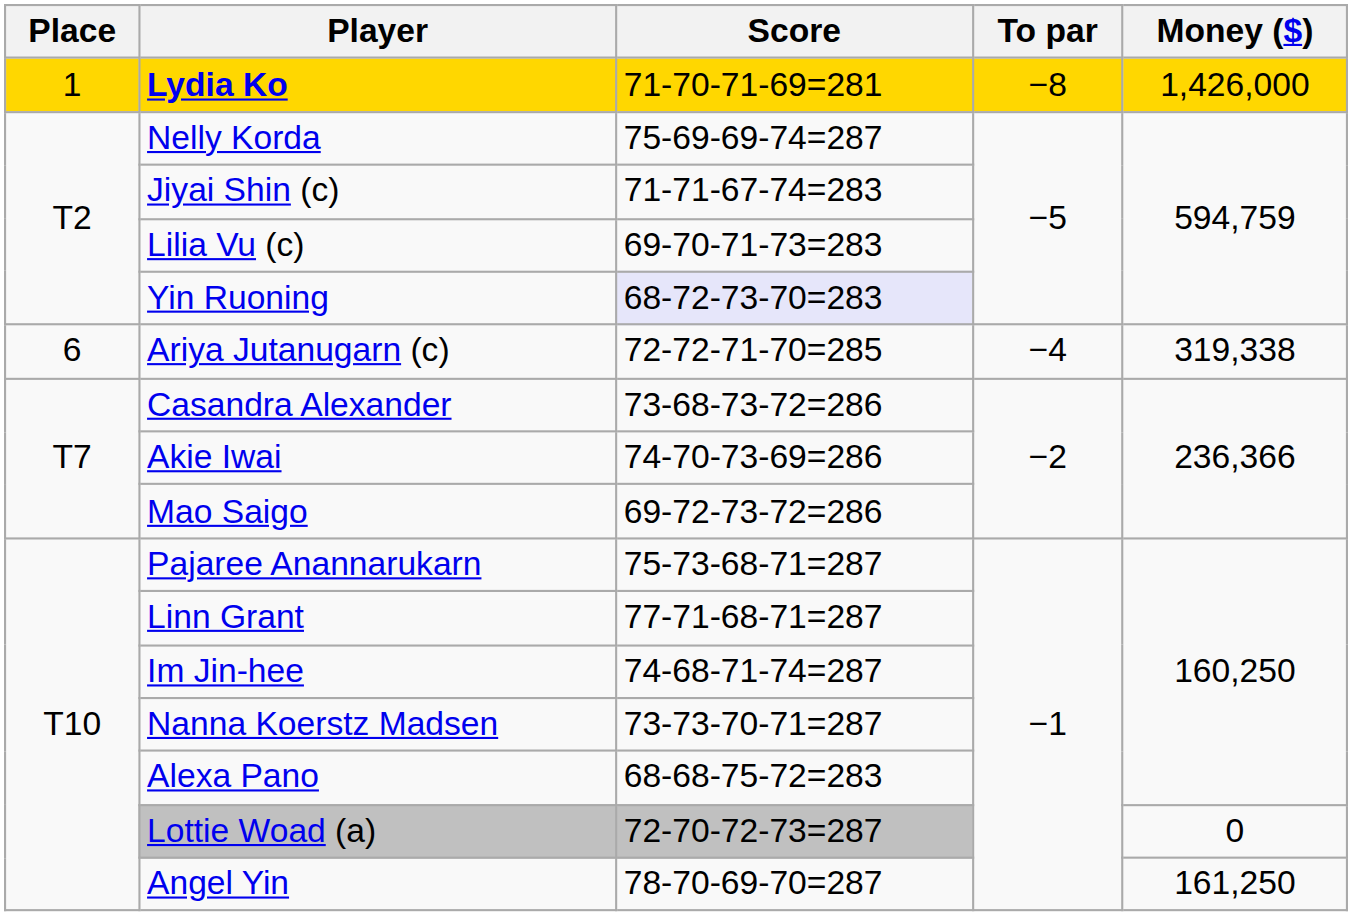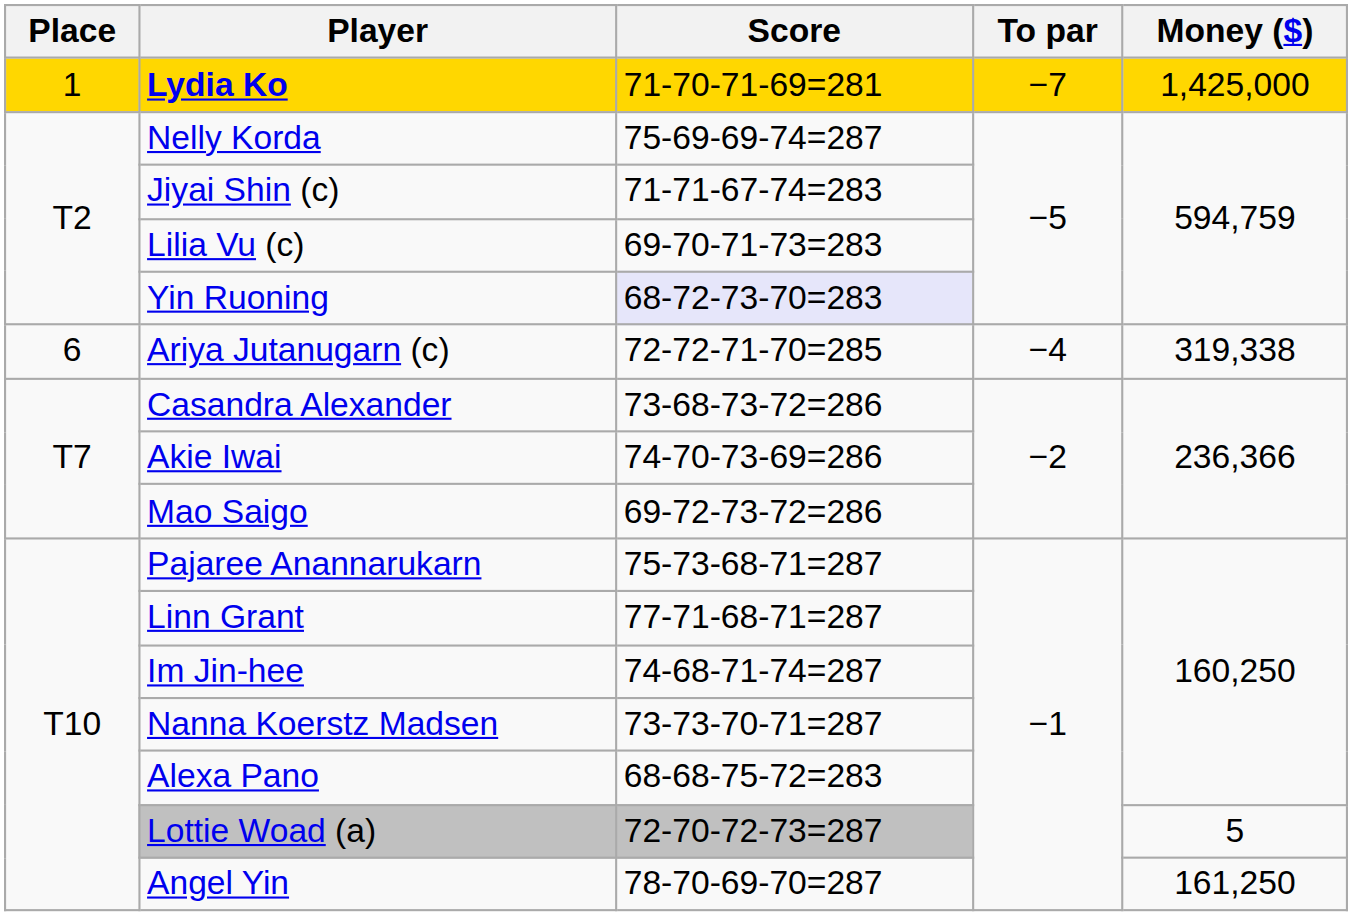(1048, 84) −8 -> (1048, 84) −7
(1235, 84) 1,426,000 -> (1235, 84) 1,425,000
(1235, 830) 0 -> (1235, 830) 5
